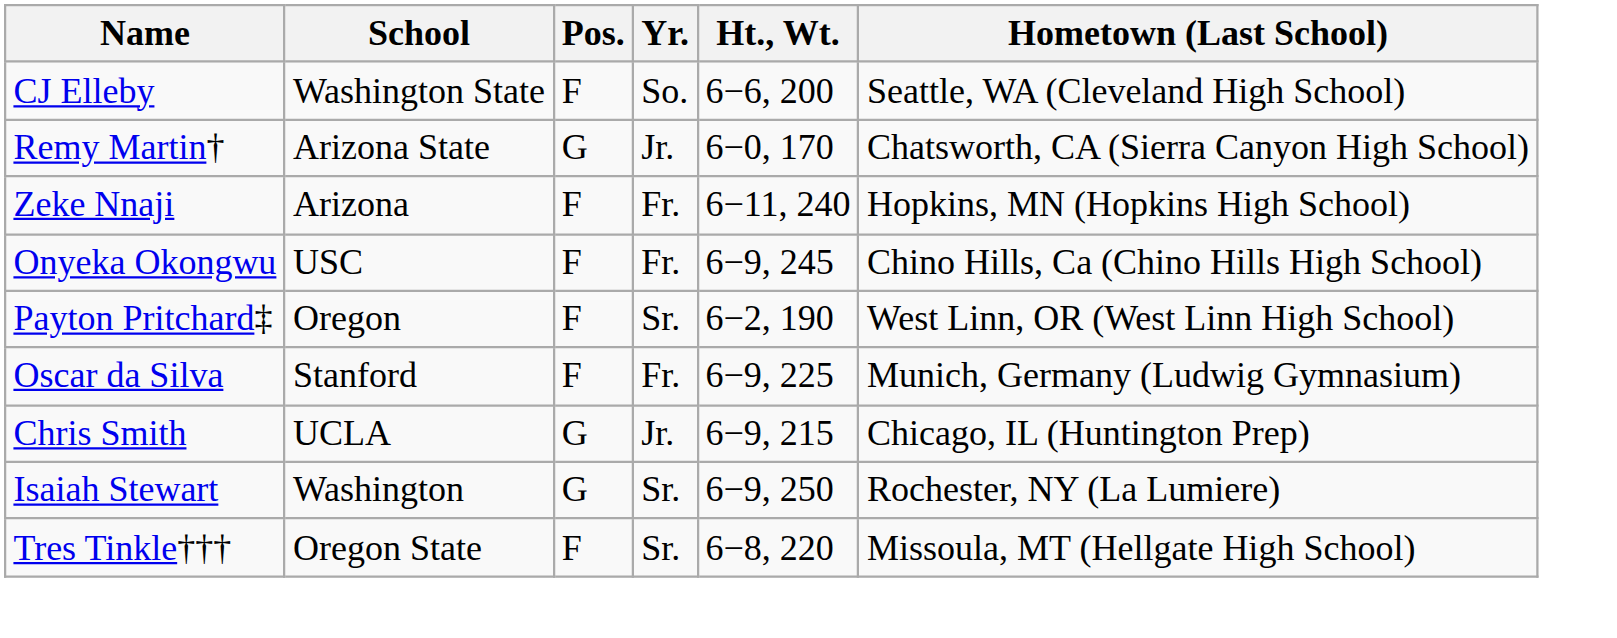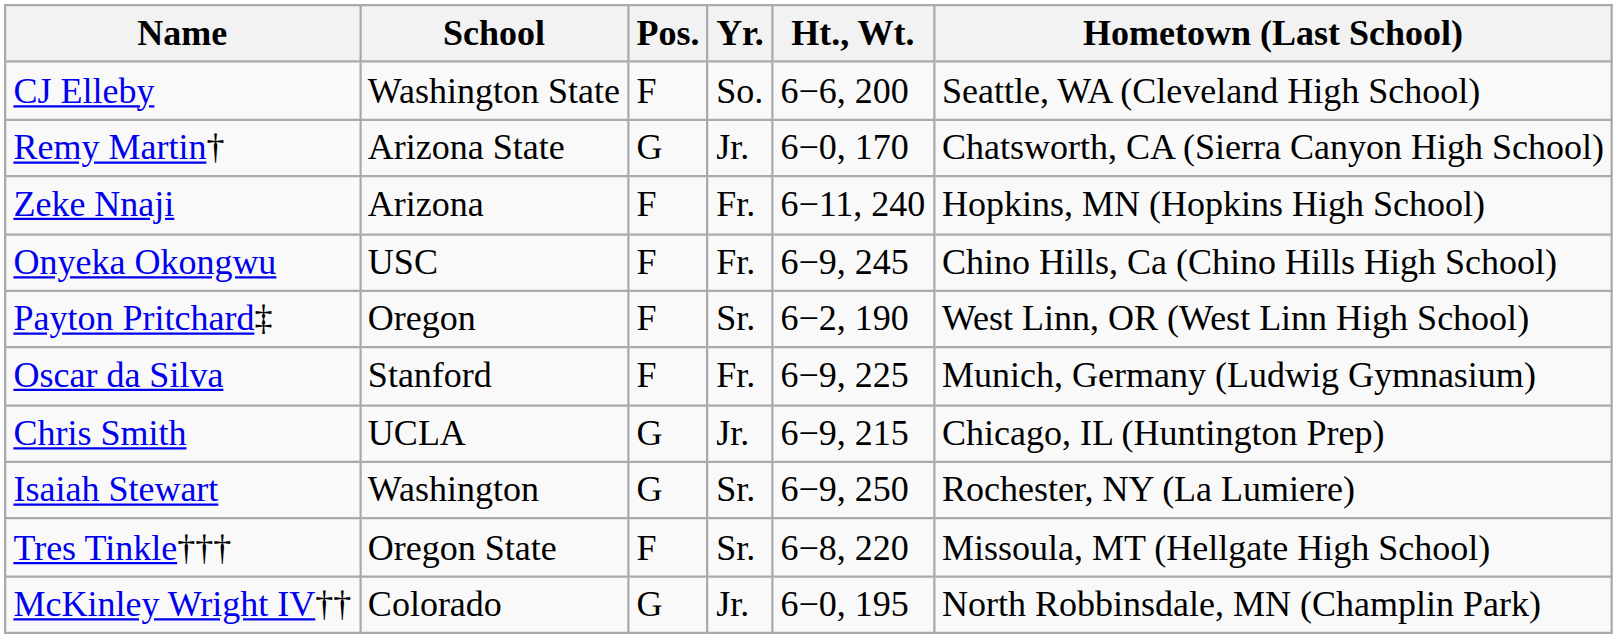+ row: (182, 603)
